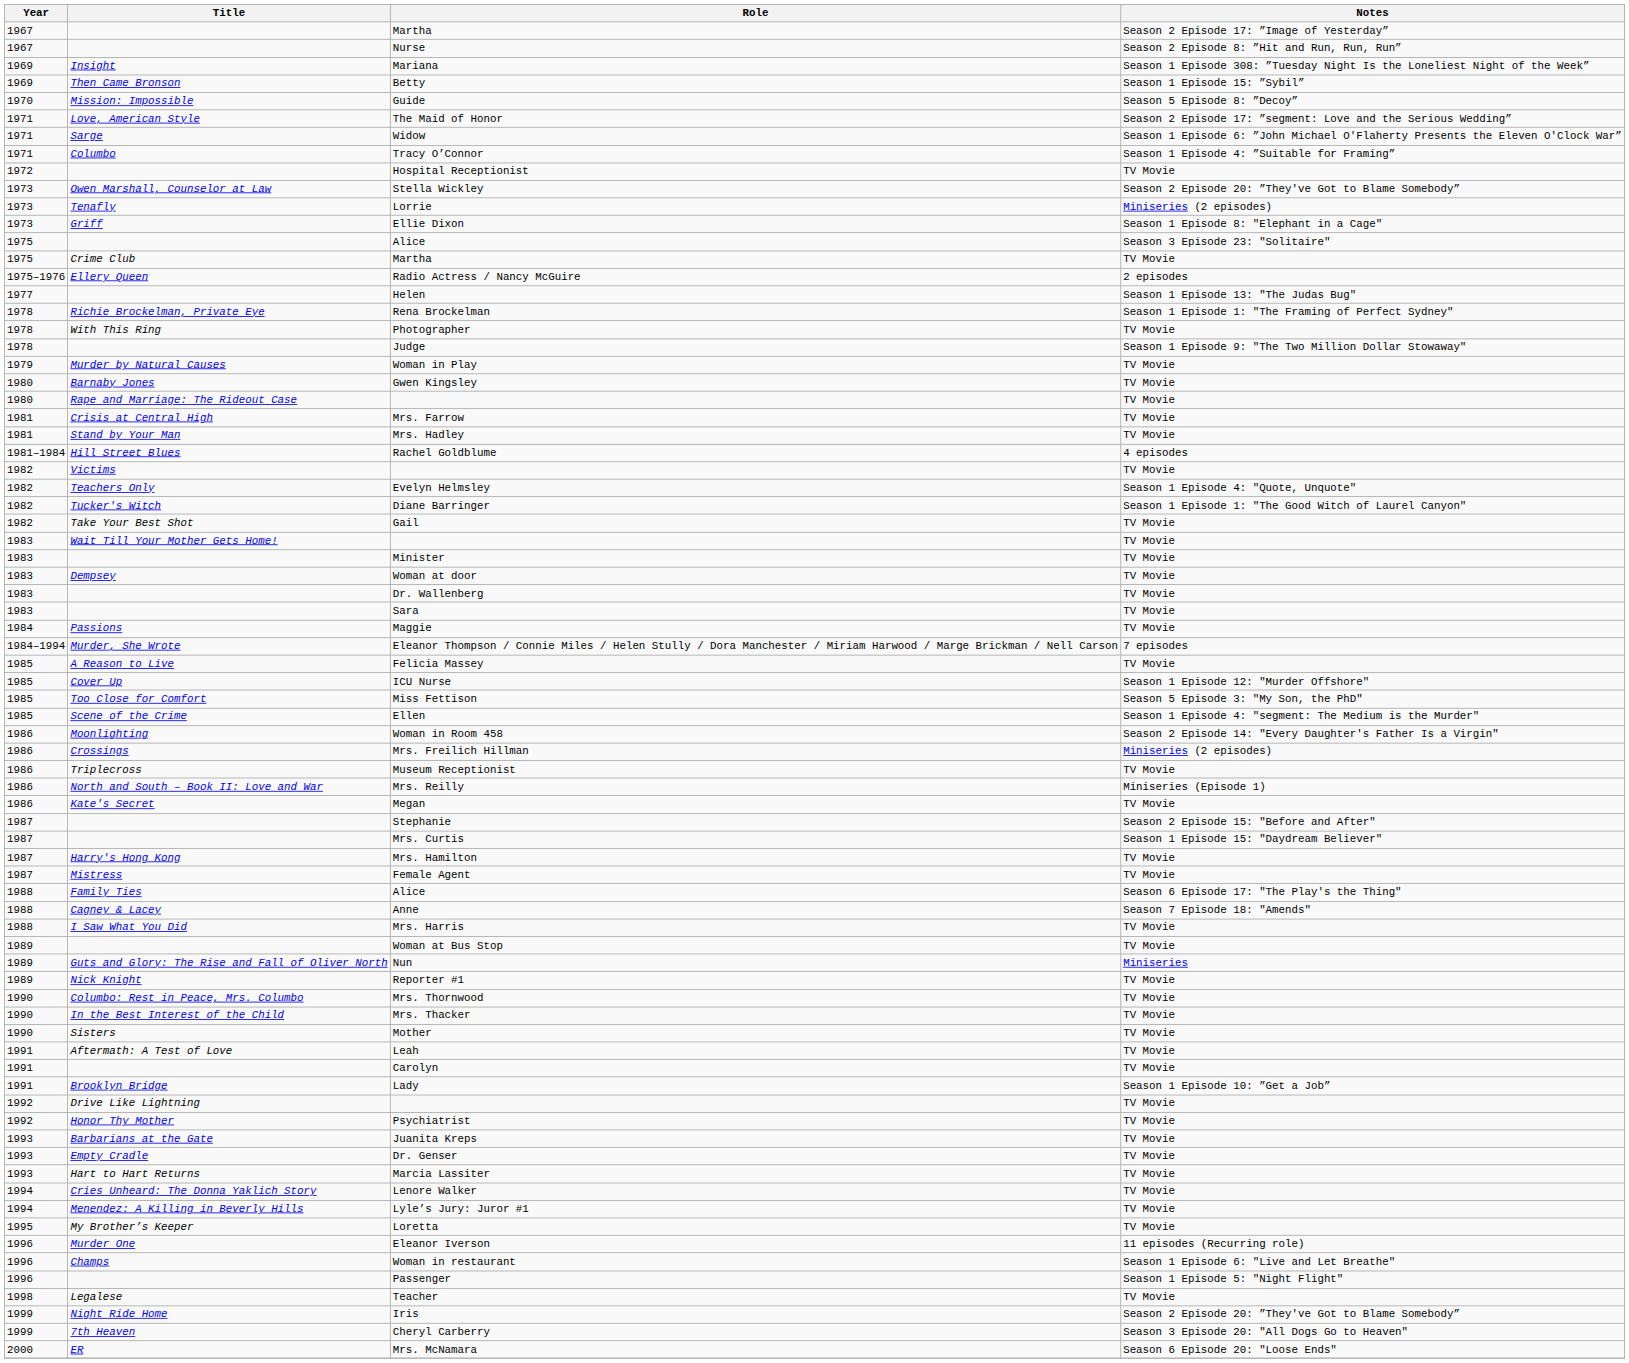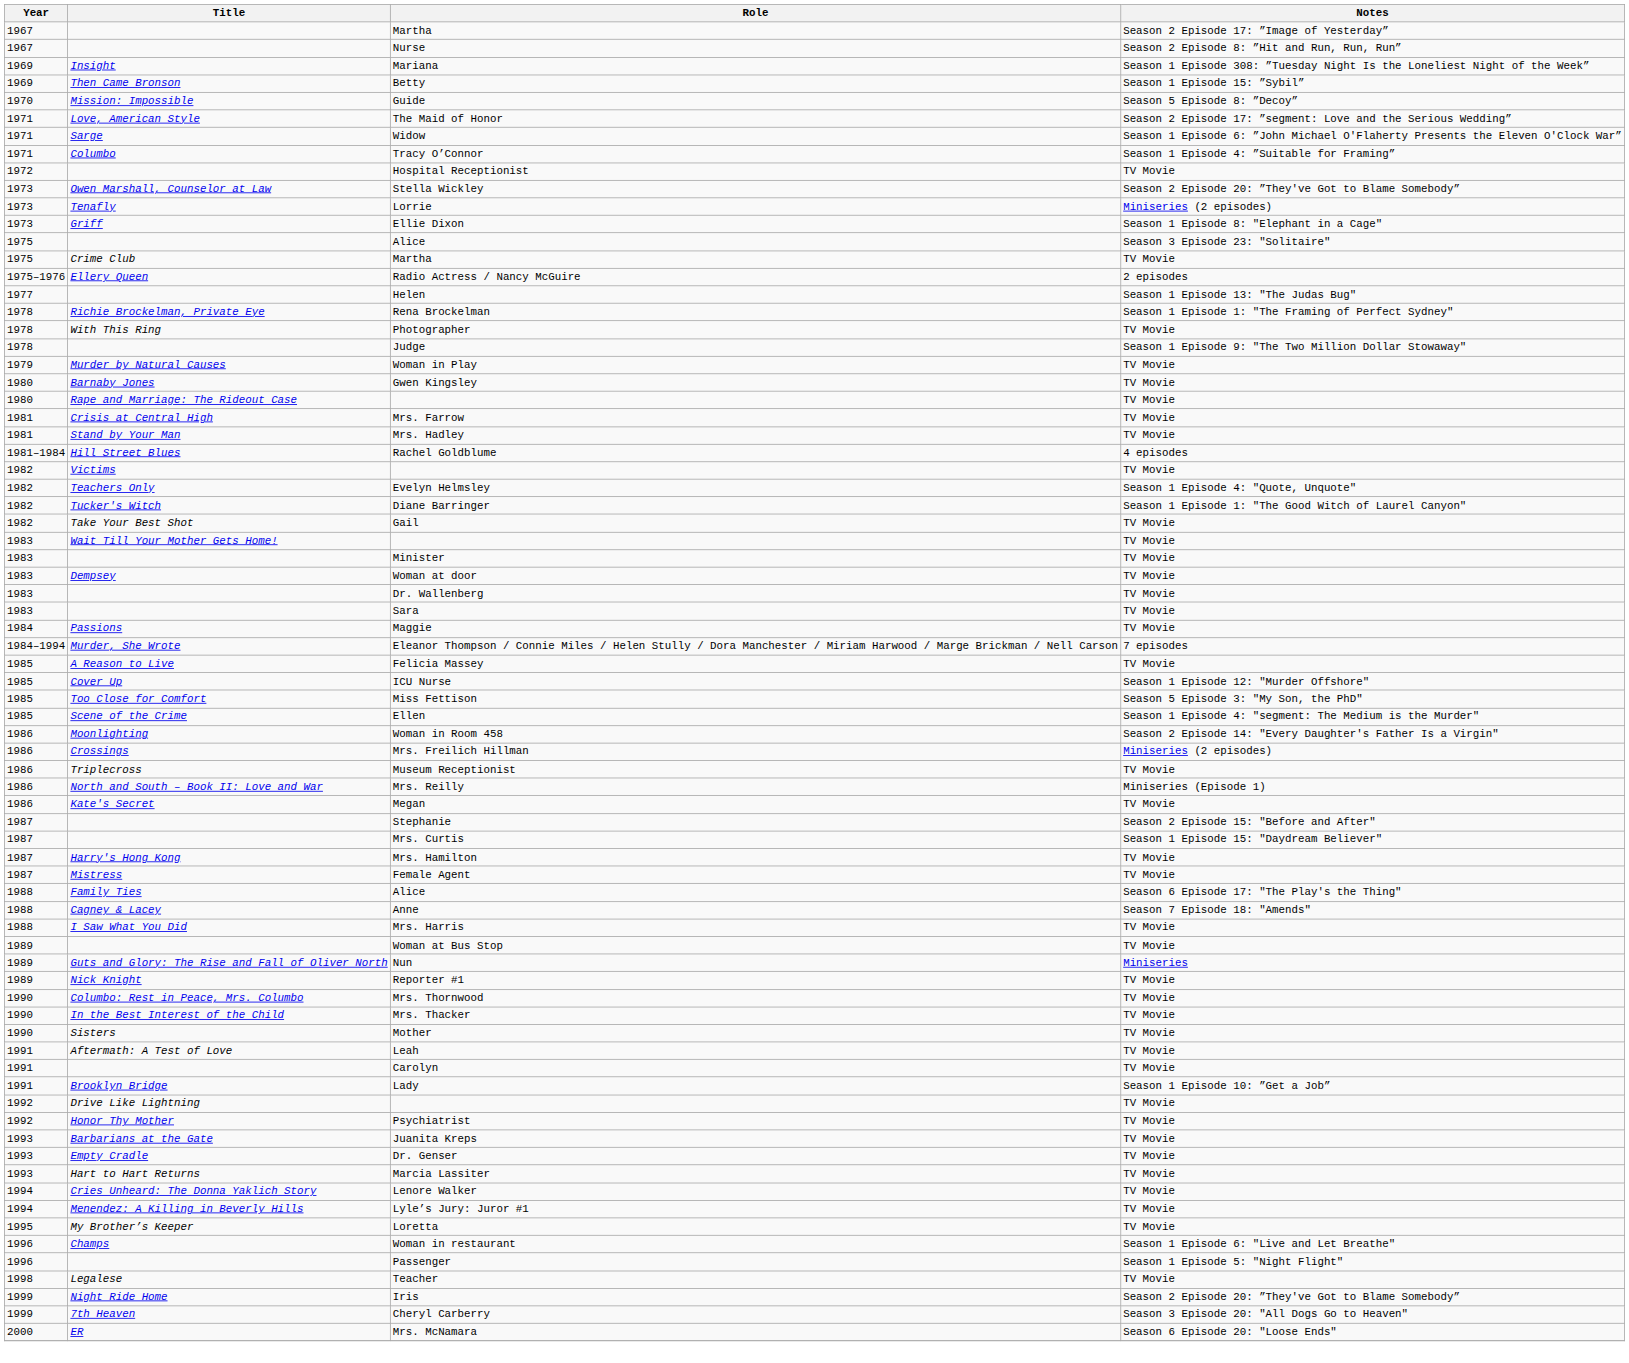- row: (103, 1244)
